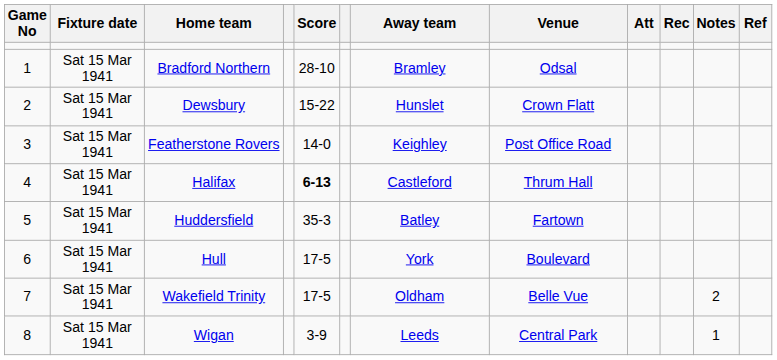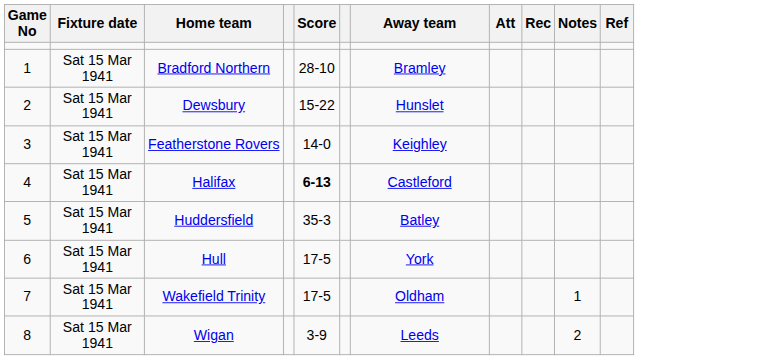- column: (558, 23)
(716, 297) 2 -> (578, 297) 1
(716, 335) 1 -> (578, 335) 2
